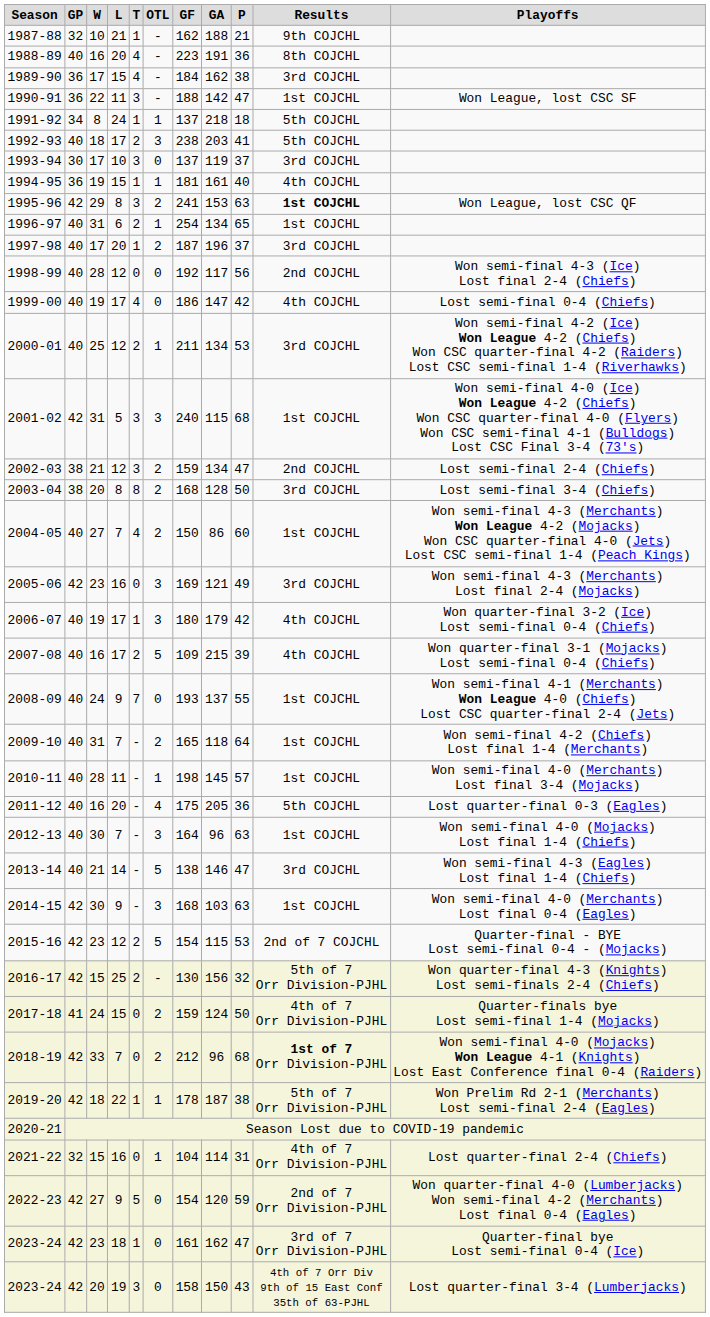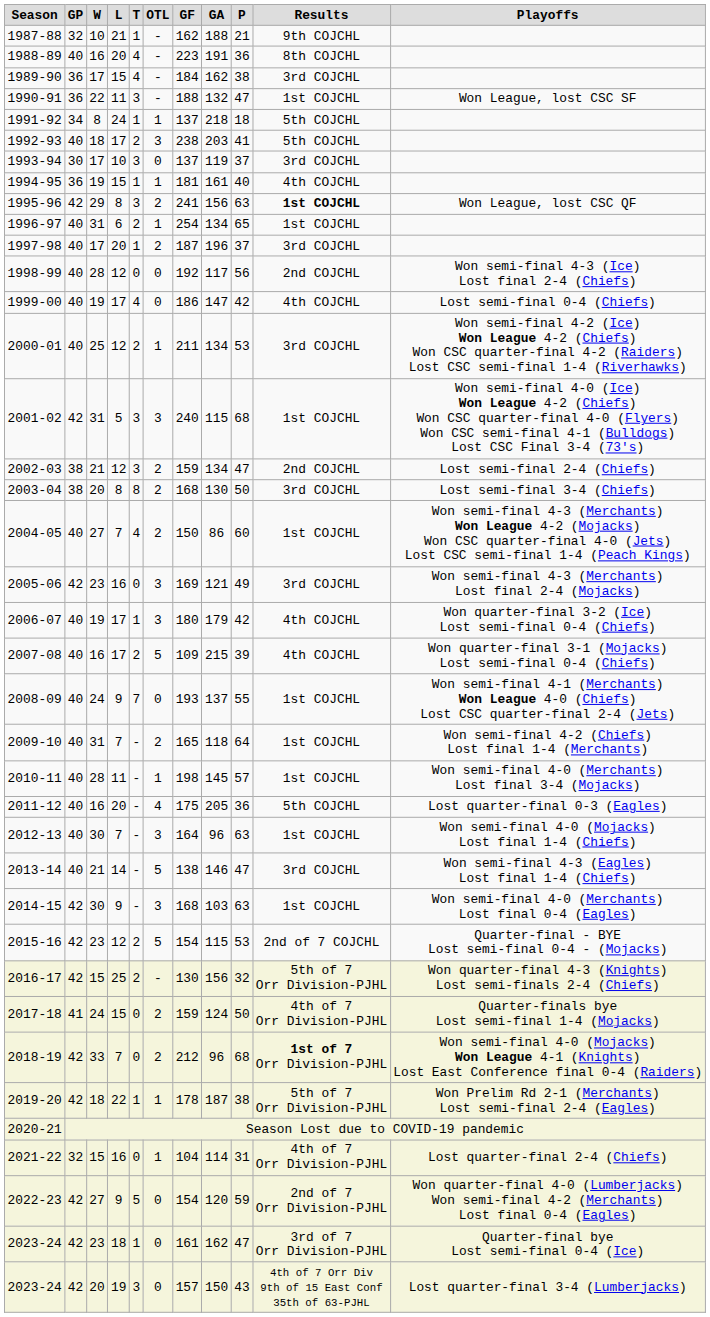(217, 99) 142 -> (217, 99) 132
(217, 204) 153 -> (217, 204) 156
(217, 490) 128 -> (217, 490) 130
(187, 1287) 158 -> (187, 1287) 157
